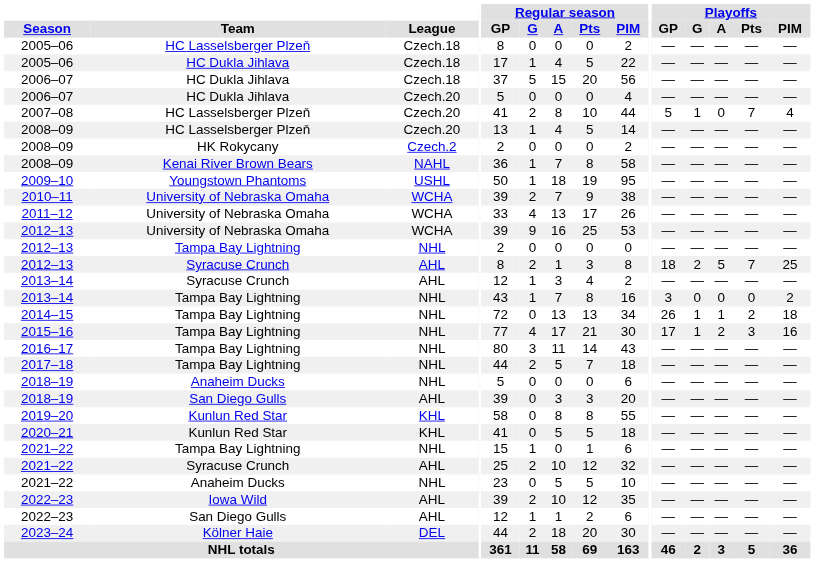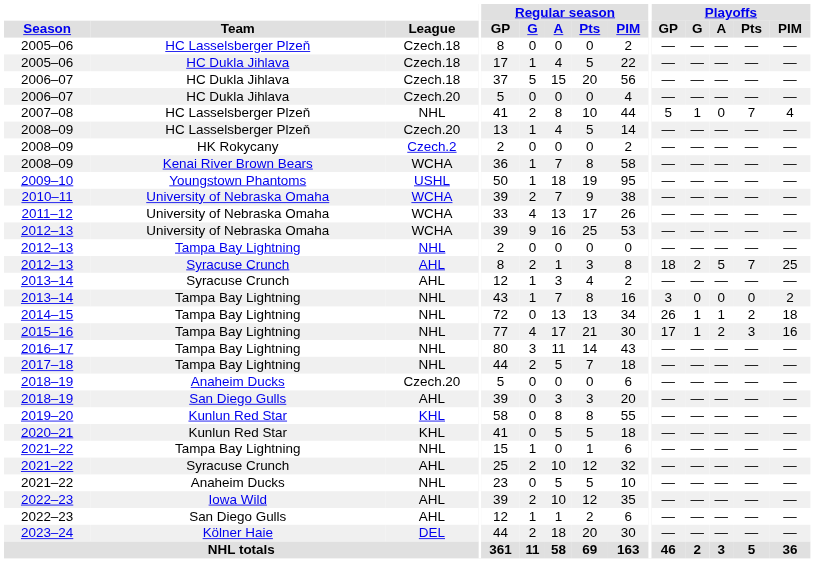(432, 113) Czech.20 -> (432, 113) NHL
(432, 163) NAHL -> (432, 163) WCHA
(432, 382) NHL -> (432, 382) Czech.20
